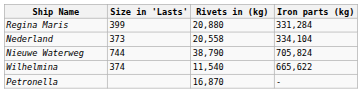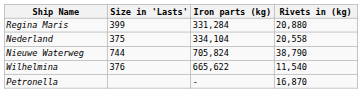columns swapped: (316, 11) <-> (232, 11)
(117, 39) 373 -> (117, 39) 375
(117, 67) 374 -> (117, 67) 376
